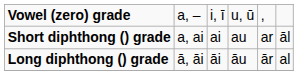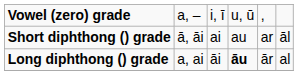(190, 37) a, ai -> (190, 37) ā, āi
(190, 59) ā, āi -> (190, 59) a, ai
(239, 59) normal -> (239, 59) bold
